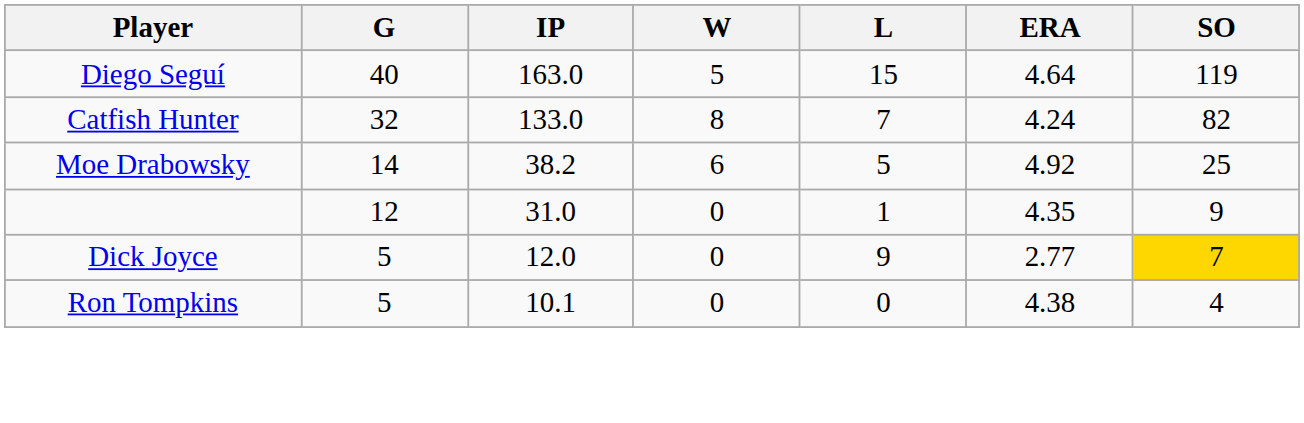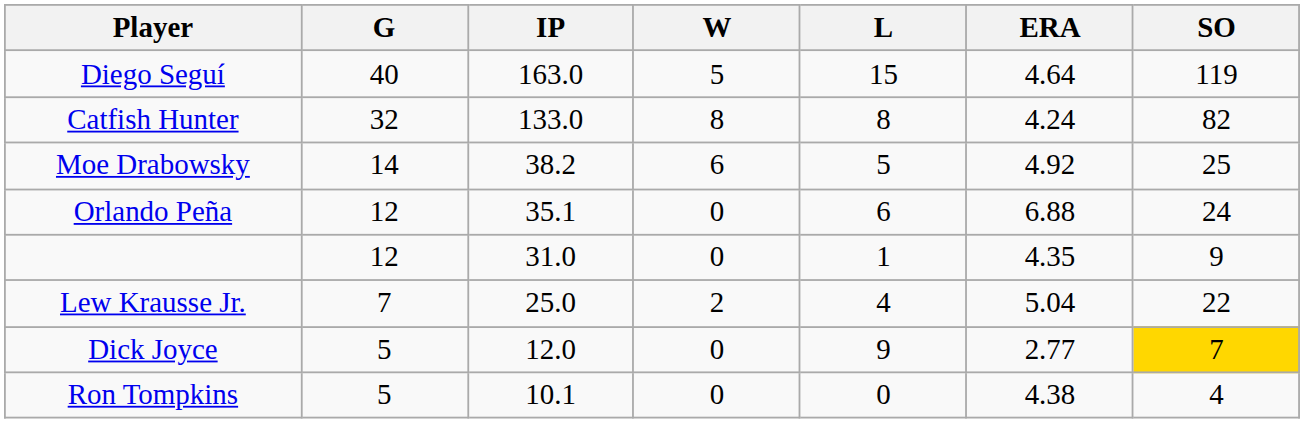(884, 119) 7 -> (884, 119) 8
+ row: (153, 211)
+ row: (153, 303)
